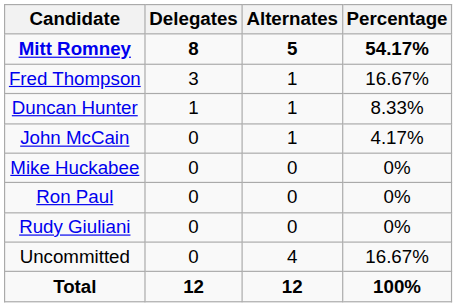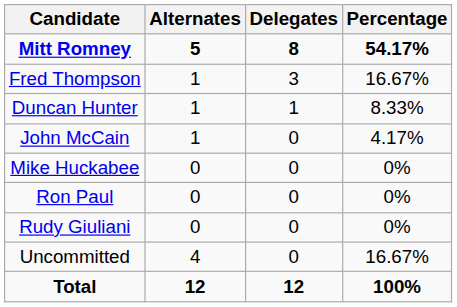columns swapped: (194, 19) <-> (292, 19)
